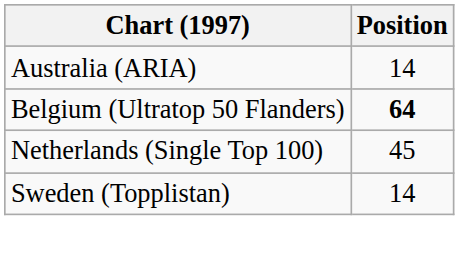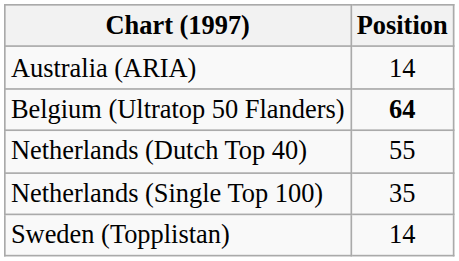+ row: (159, 151)
(402, 151) 45 -> (402, 192) 35
